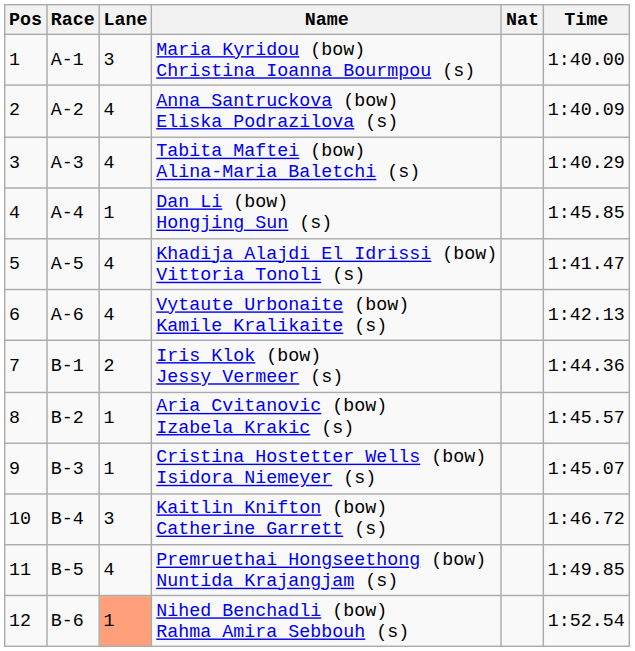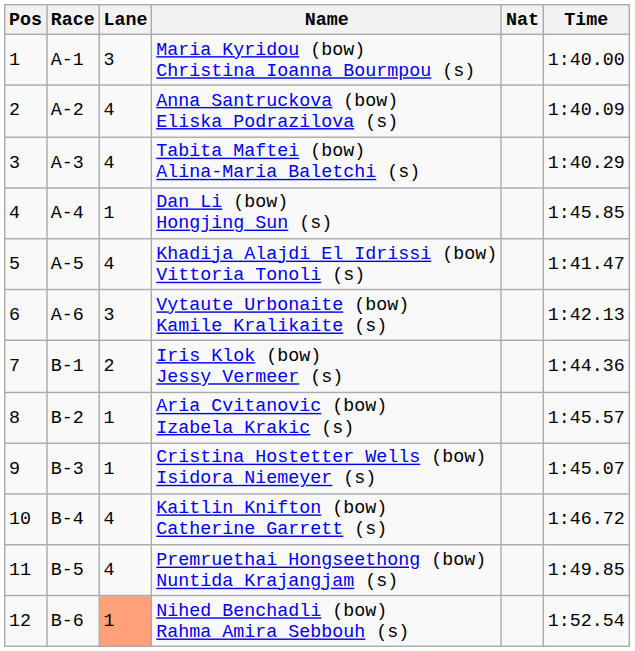(109, 315) 4 -> (109, 315) 3
(109, 519) 3 -> (109, 519) 4
